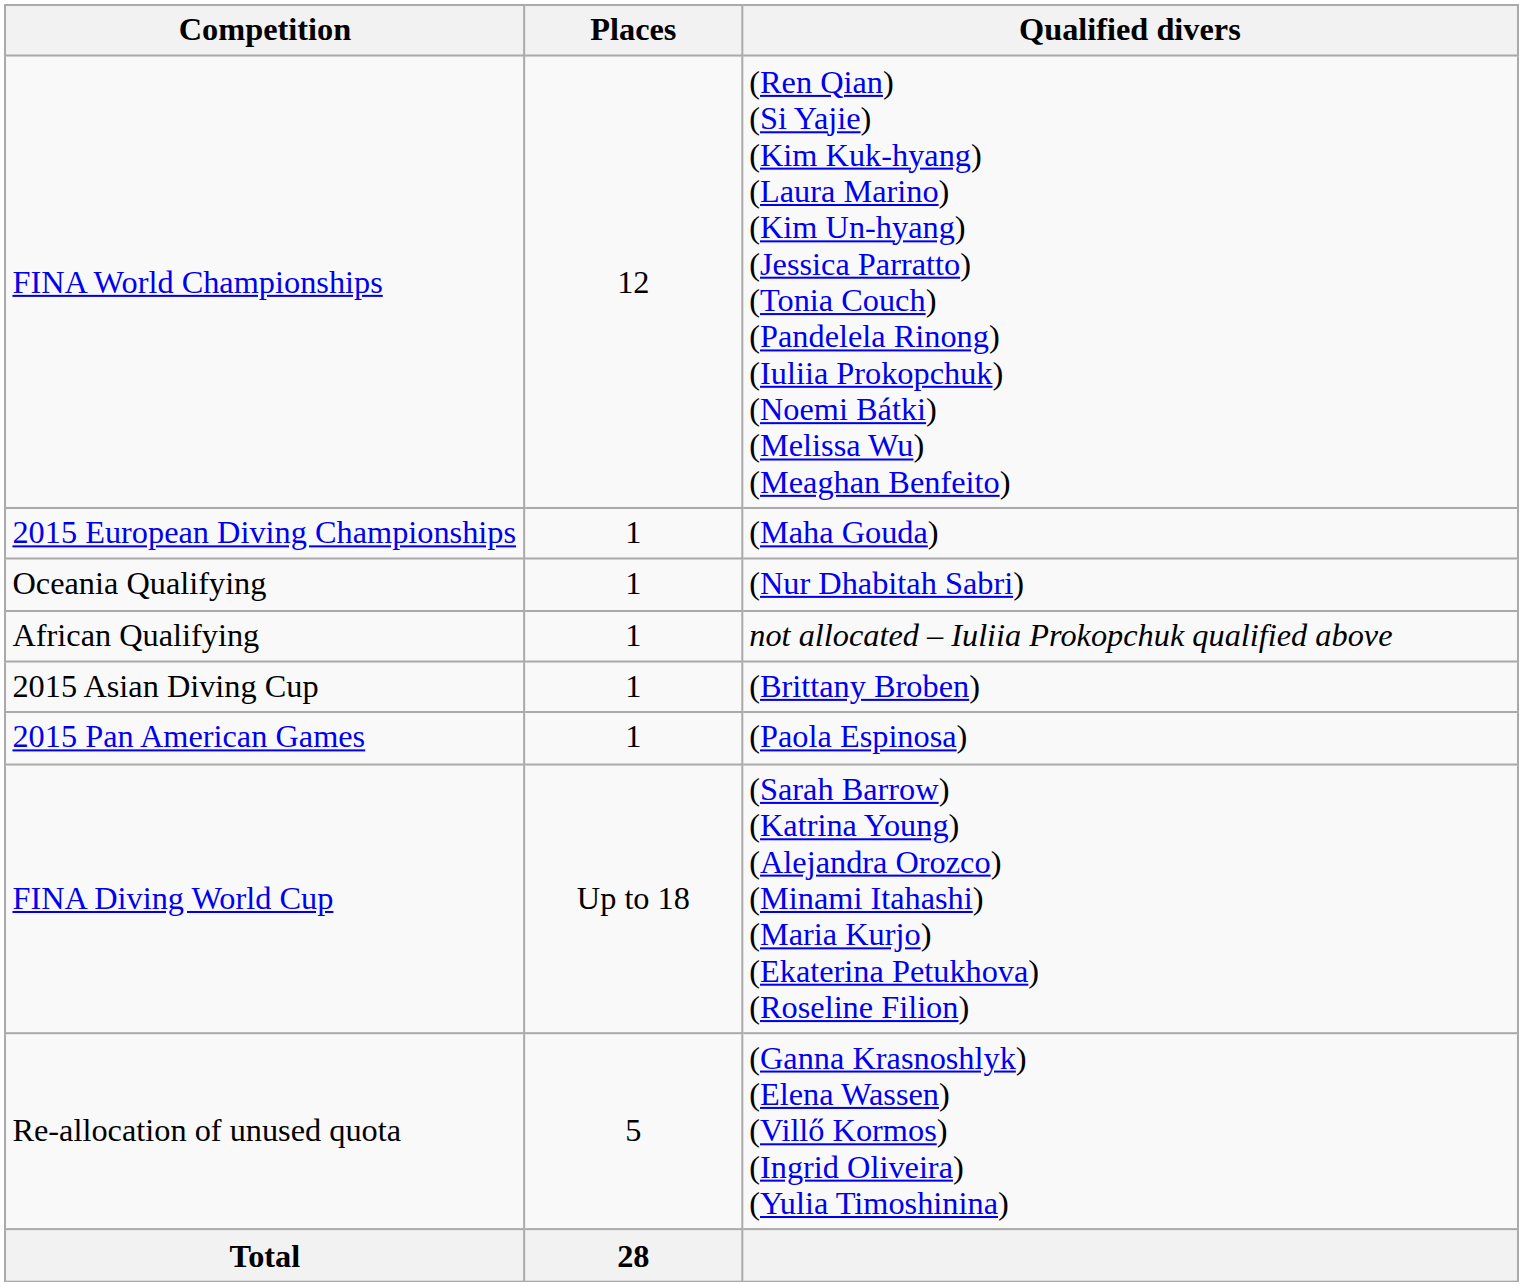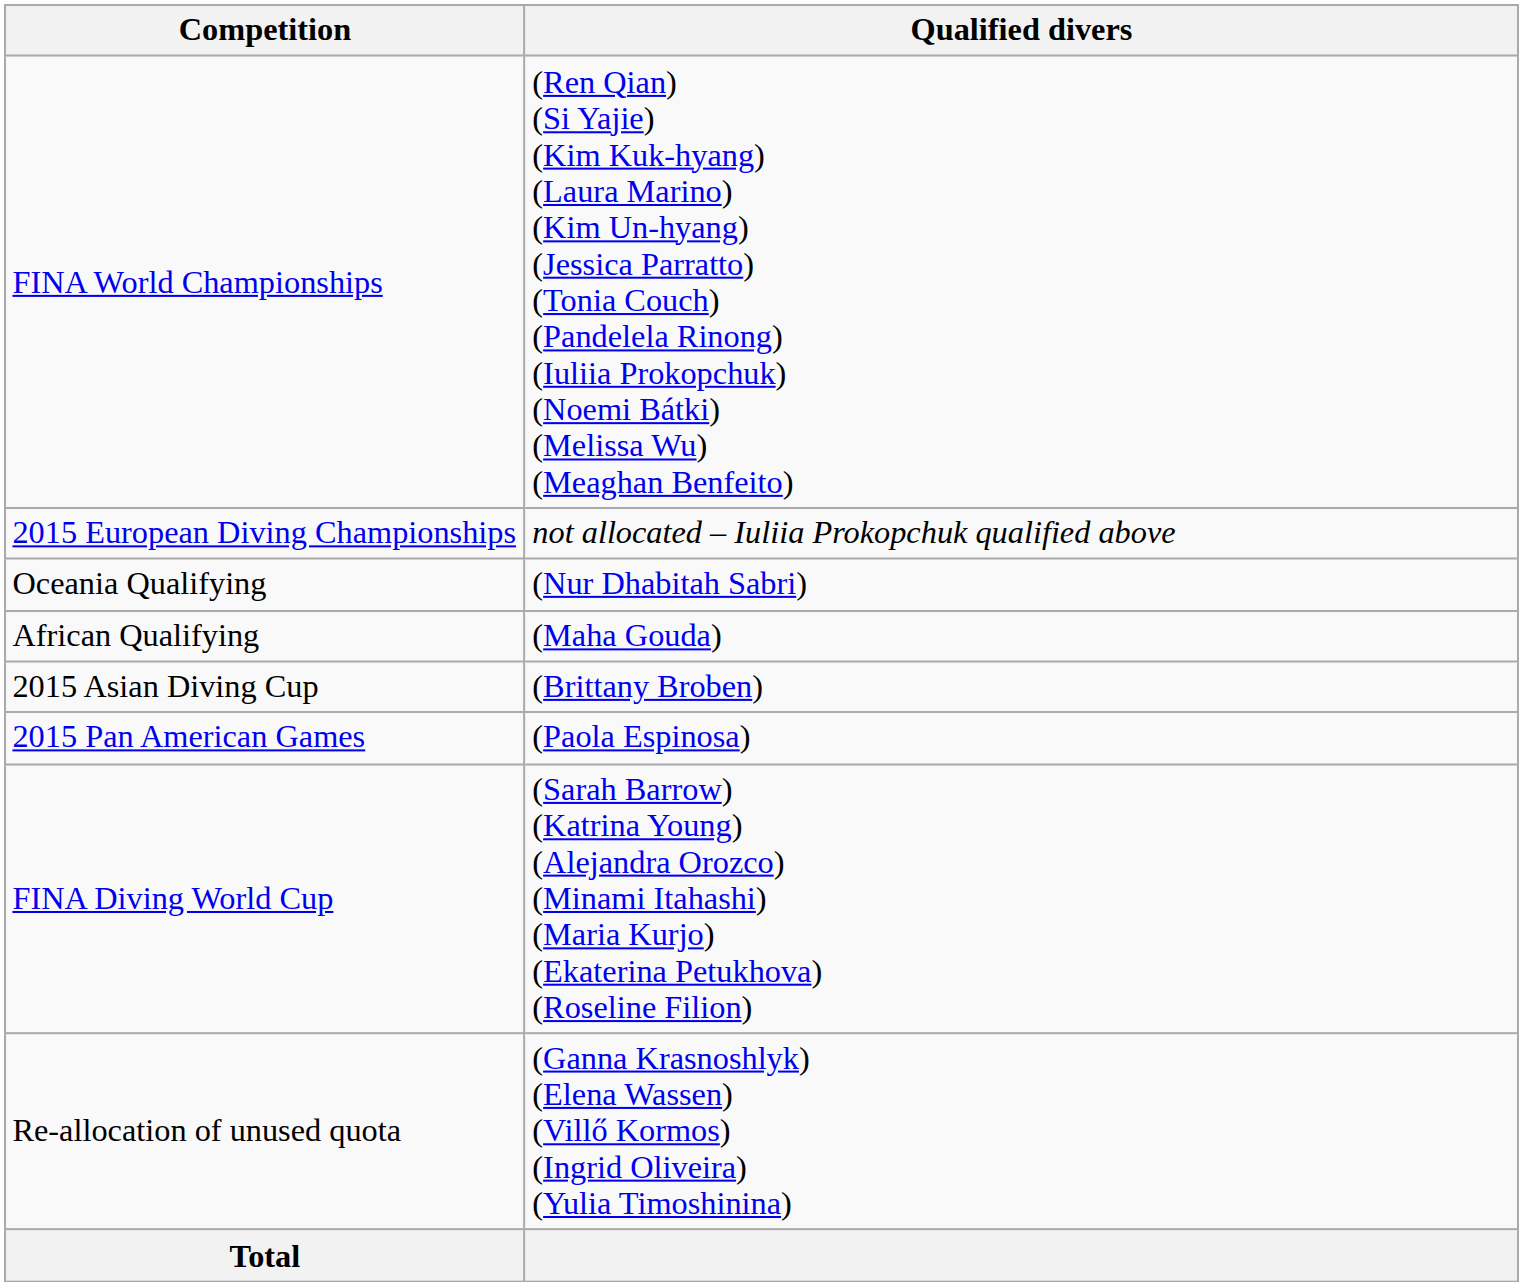- column: (633, 30)
(844, 532) (Maha Gouda) -> (854, 532) not allocated – Iuliia Prokopchuk qualified above
(1071, 635) not allocated – Iuliia Prokopchuk qualified above -> (627, 635) (Maha Gouda)
